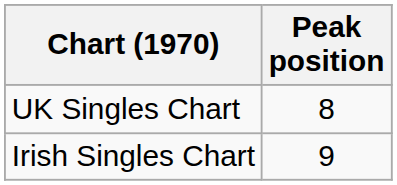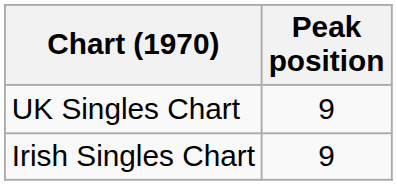(327, 108) 8 -> (327, 108) 9
